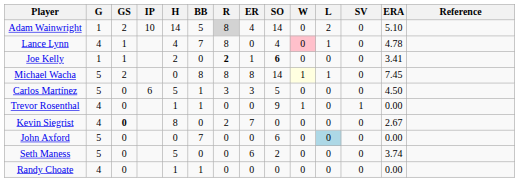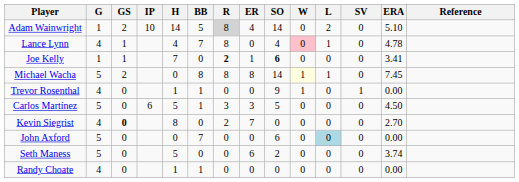(175, 59) 2 -> (175, 59) 7
rows swapped: (45, 91) <-> (45, 106)
(394, 122) 2.67 -> (394, 122) 2.70
